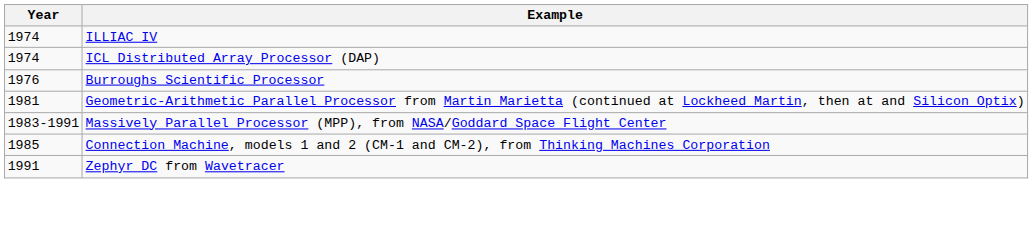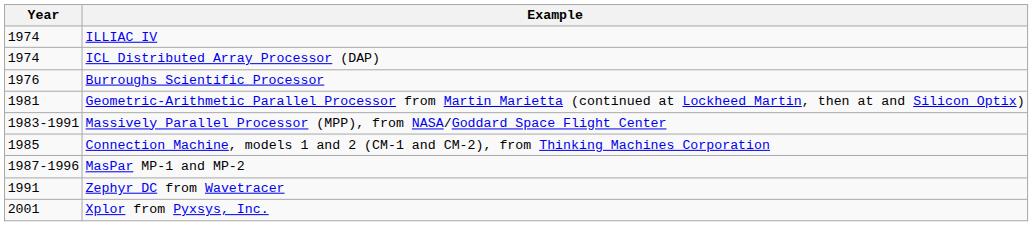+ row: (165, 167)
+ row: (177, 210)
